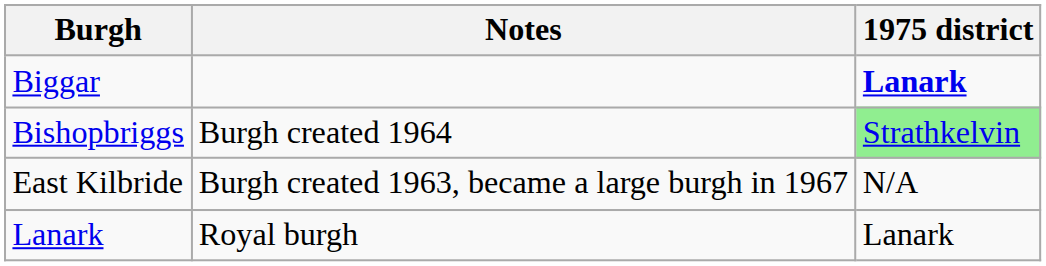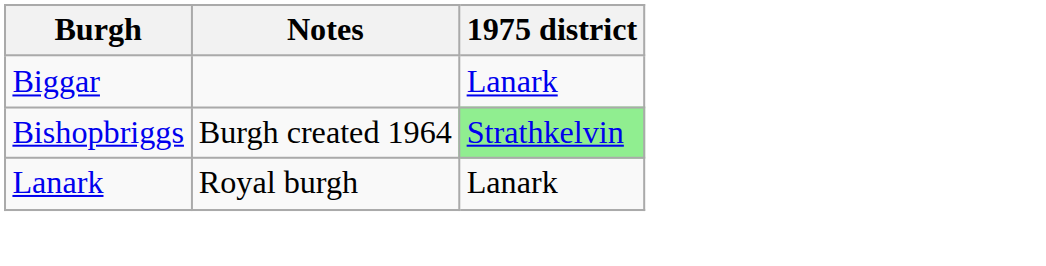(915, 81) bold -> (512, 81) normal
- row: (98, 183)
